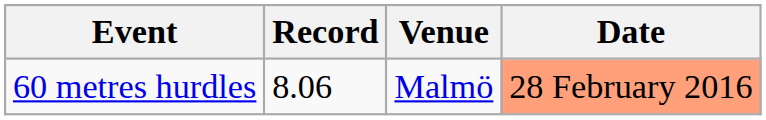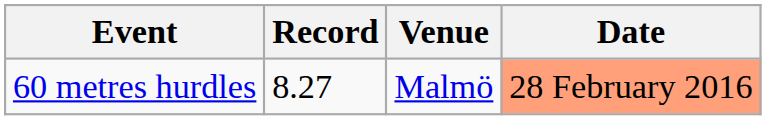(302, 85) 8.06 -> (302, 85) 8.27
